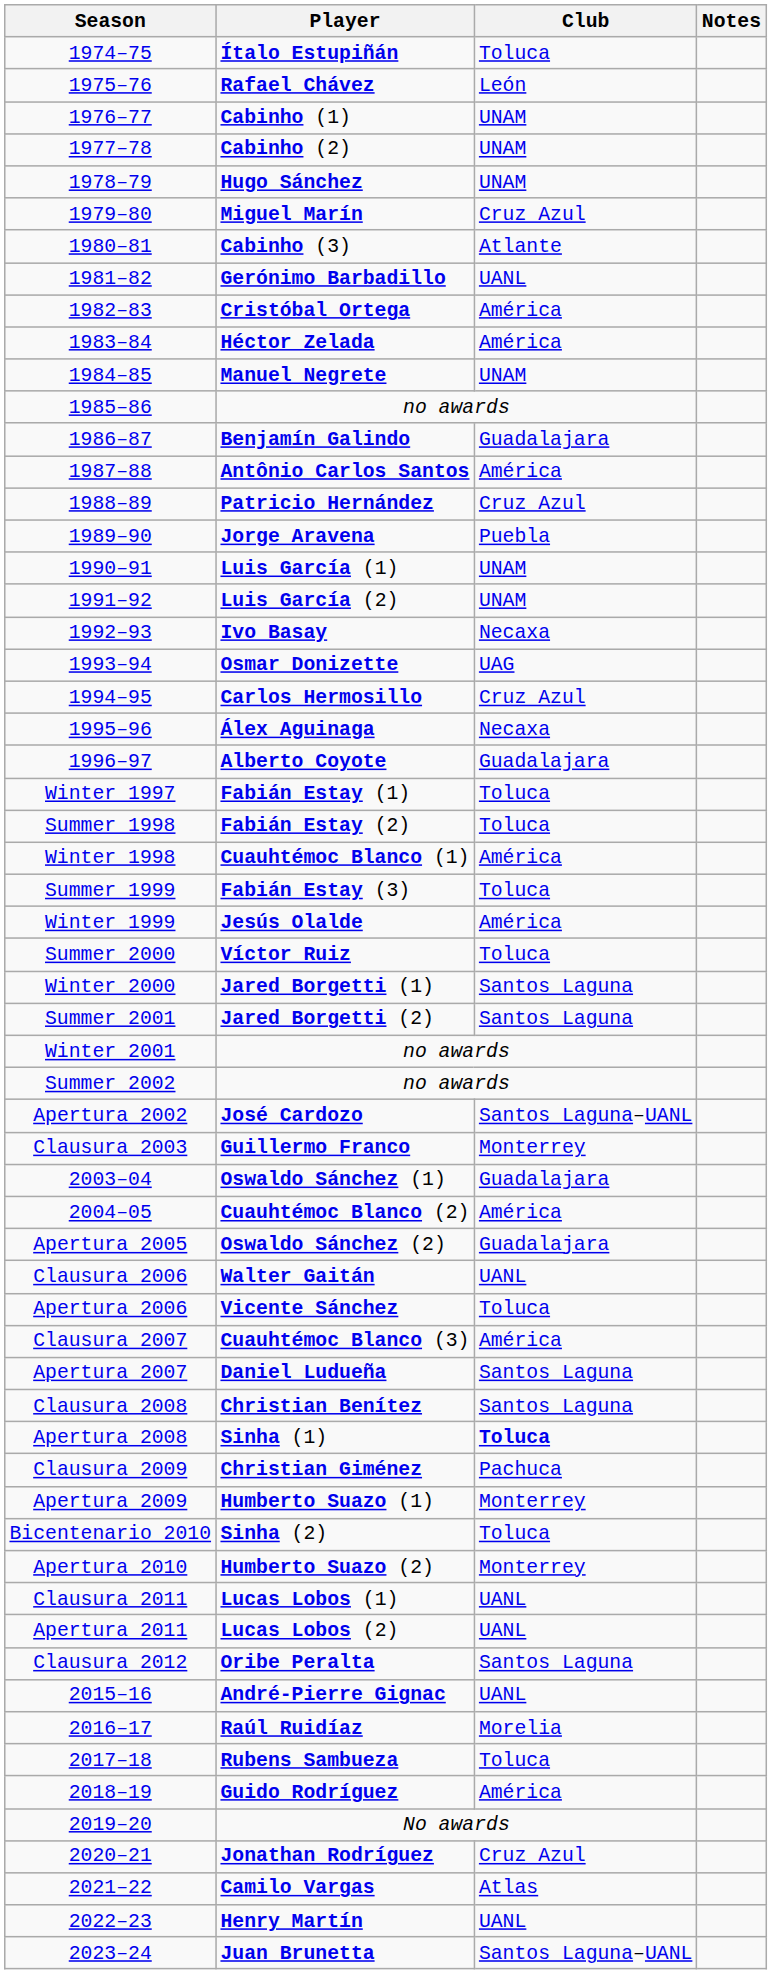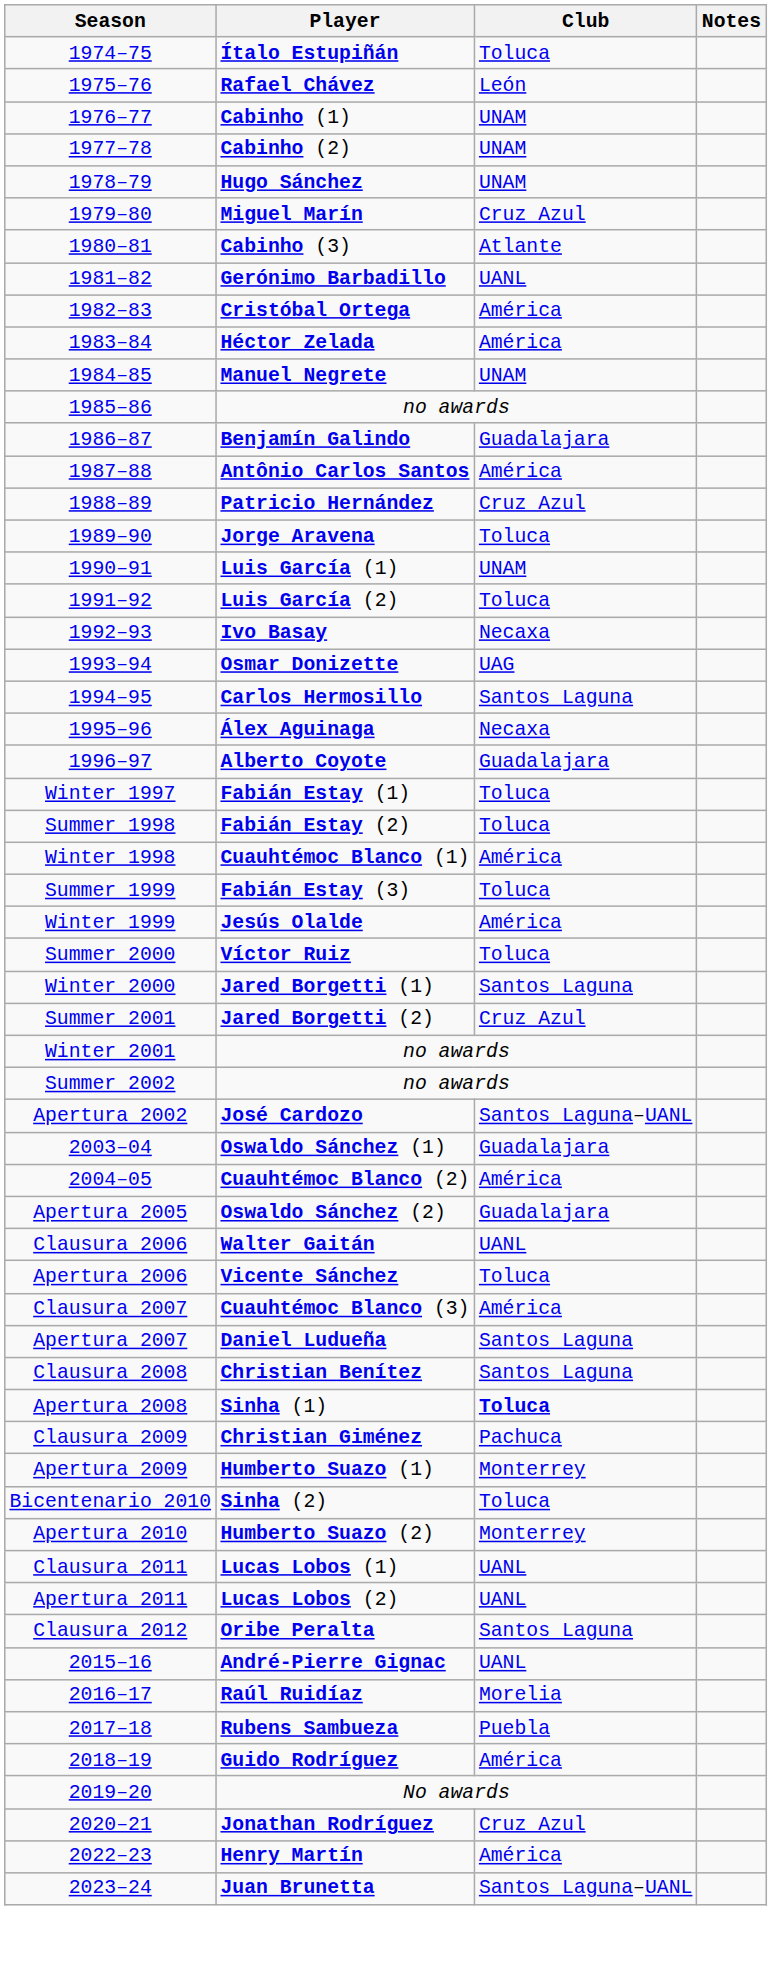(514, 536) Puebla -> (514, 536) Toluca
(503, 601) UNAM -> (514, 601) Toluca
(532, 697) Cruz Azul -> (556, 697) Santos Laguna
(556, 1019) Santos Laguna -> (532, 1019) Cruz Azul
- row: (110, 1148)
(514, 1760) Toluca -> (514, 1728) Puebla
- row: (110, 1889)
(503, 1921) UANL -> (520, 1857) América
